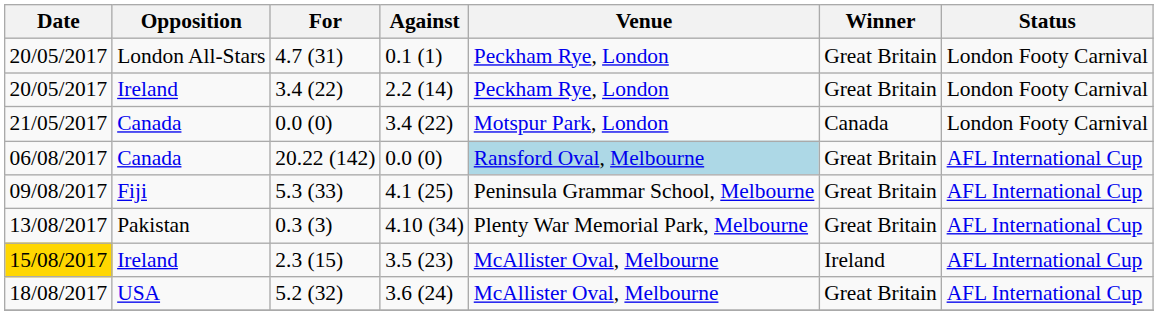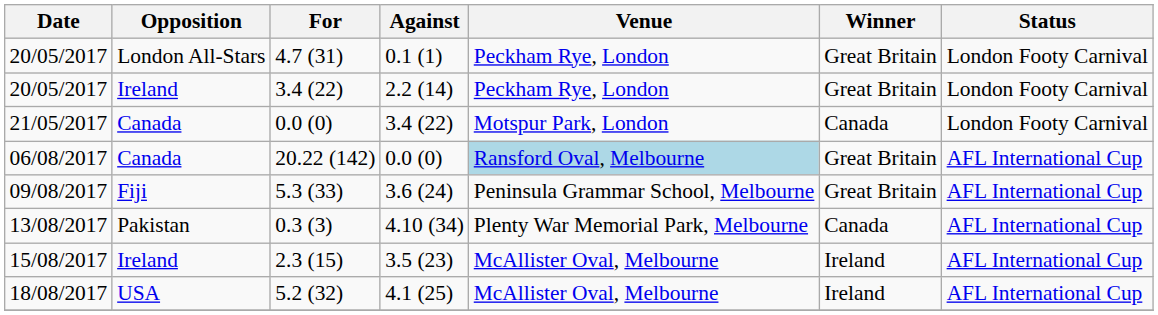(419, 191) 4.1 (25) -> (419, 191) 3.6 (24)
(880, 225) Great Britain -> (856, 225) Canada
(58, 259) gold background -> (58, 259) no background
(419, 293) 3.6 (24) -> (419, 293) 4.1 (25)
(880, 293) Great Britain -> (855, 293) Ireland
